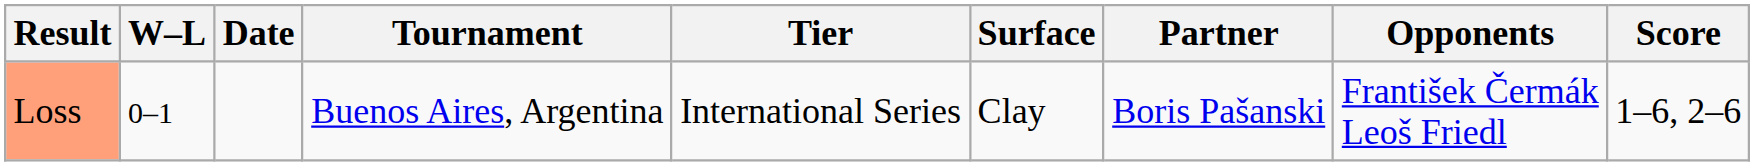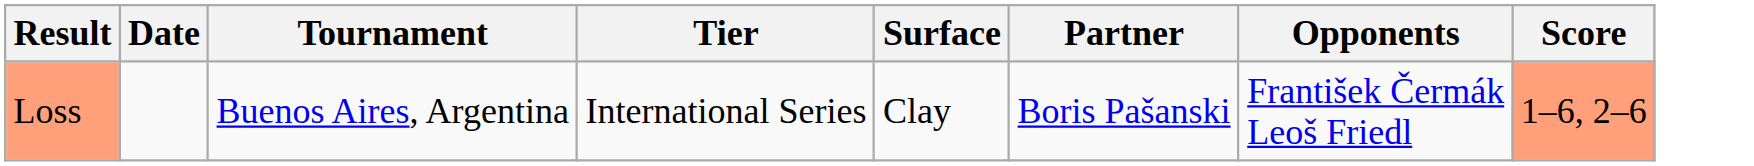- column: (167, 33)
(1678, 110) no background -> (1584, 110) lightsalmon background
